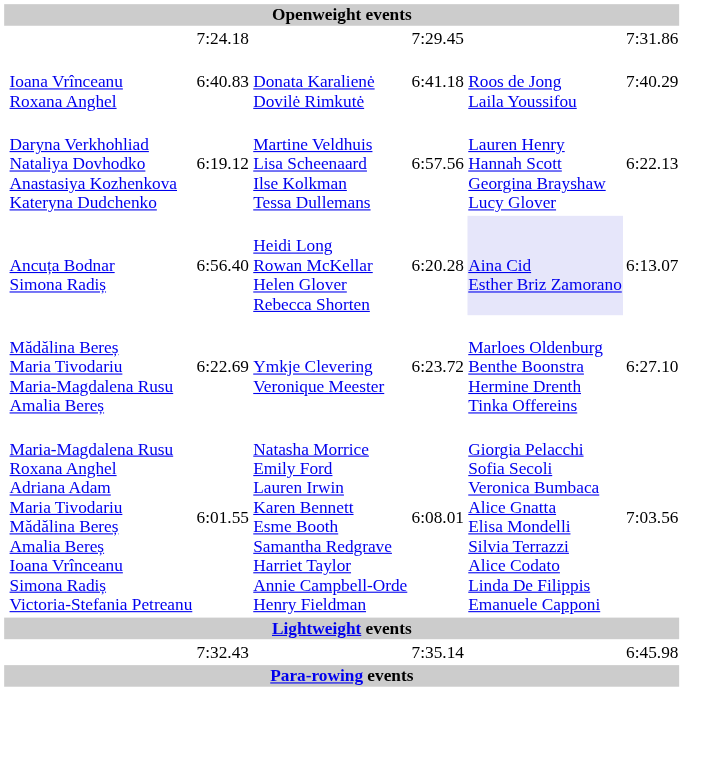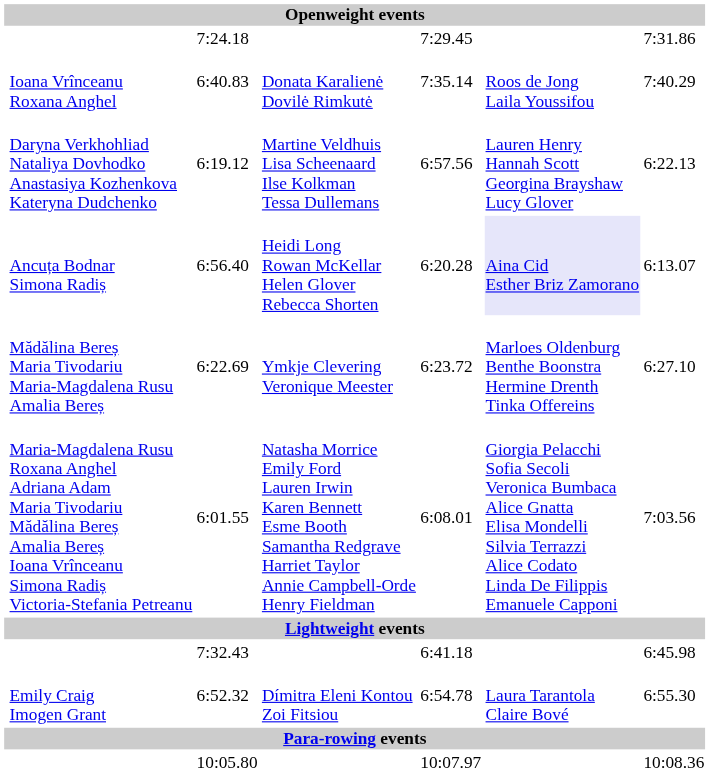(438, 81) 6:41.18 -> (446, 81) 7:35.14
(438, 652) 7:35.14 -> (446, 652) 6:41.18
+ row: (223, 695)
+ row: (227, 762)
